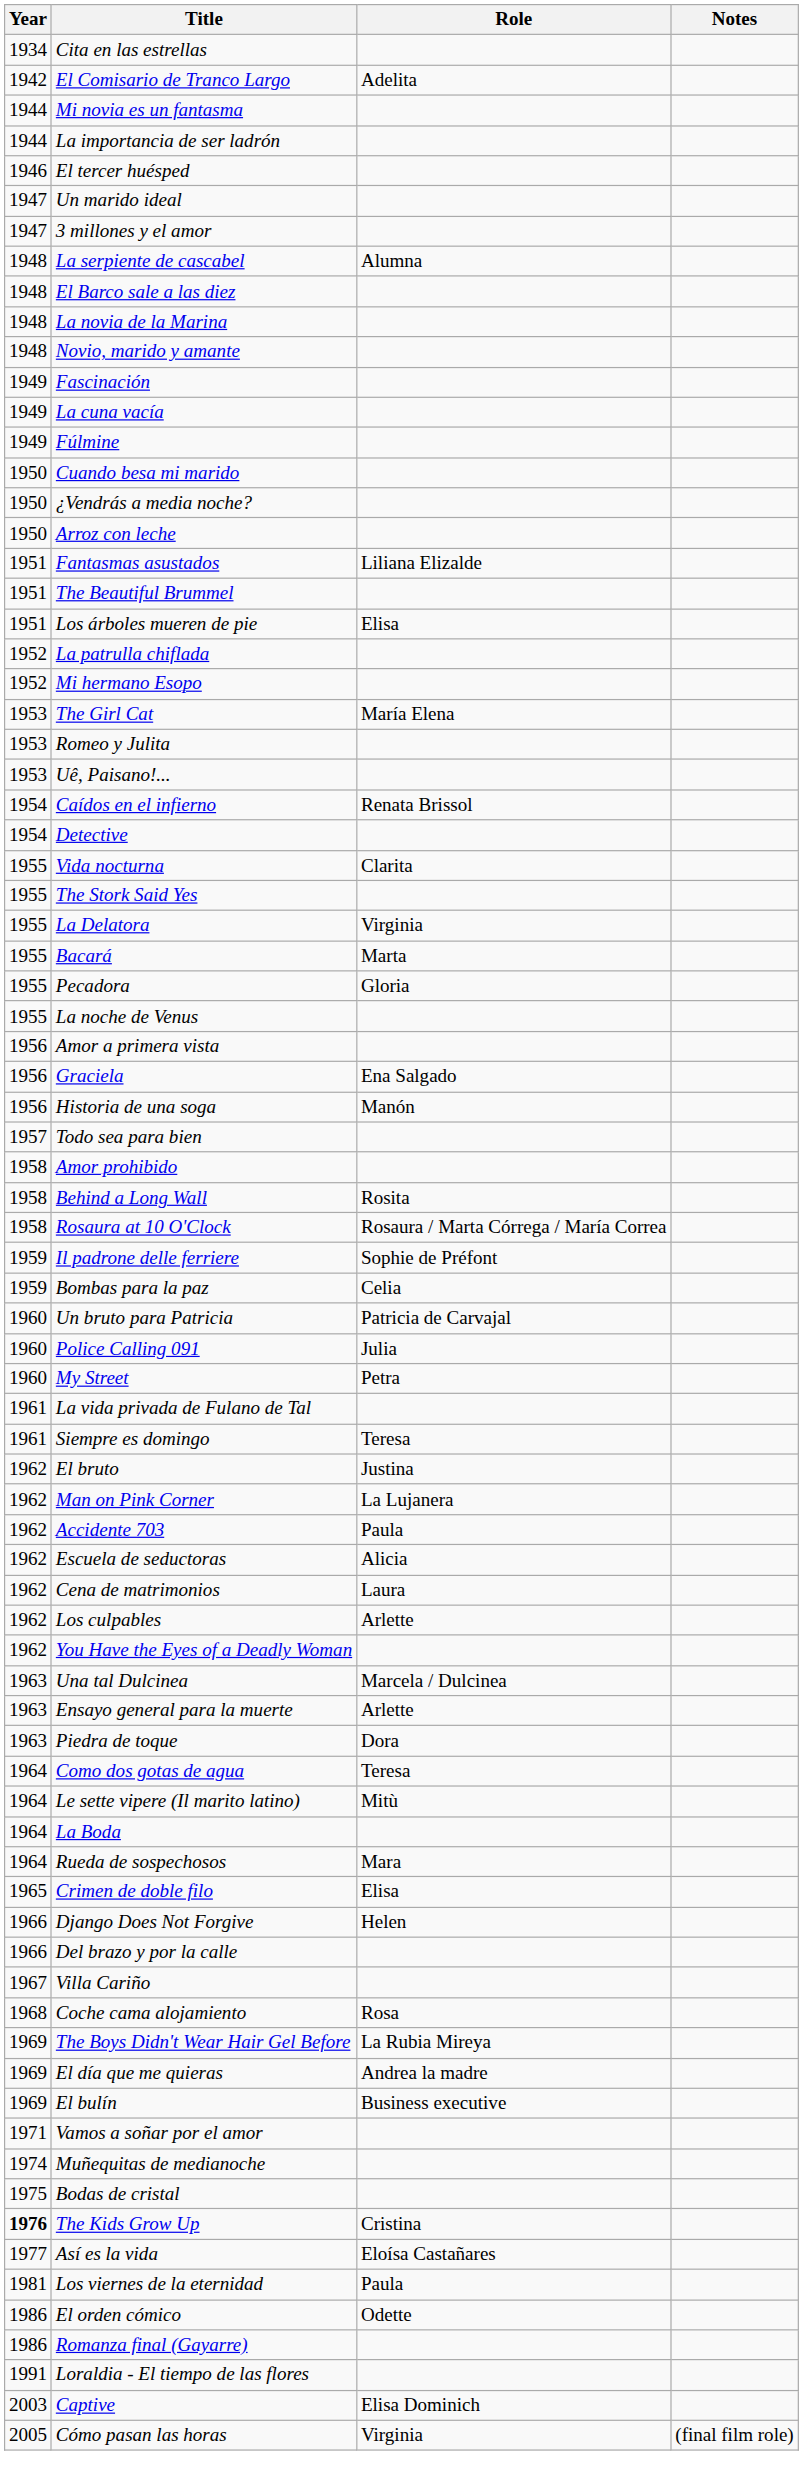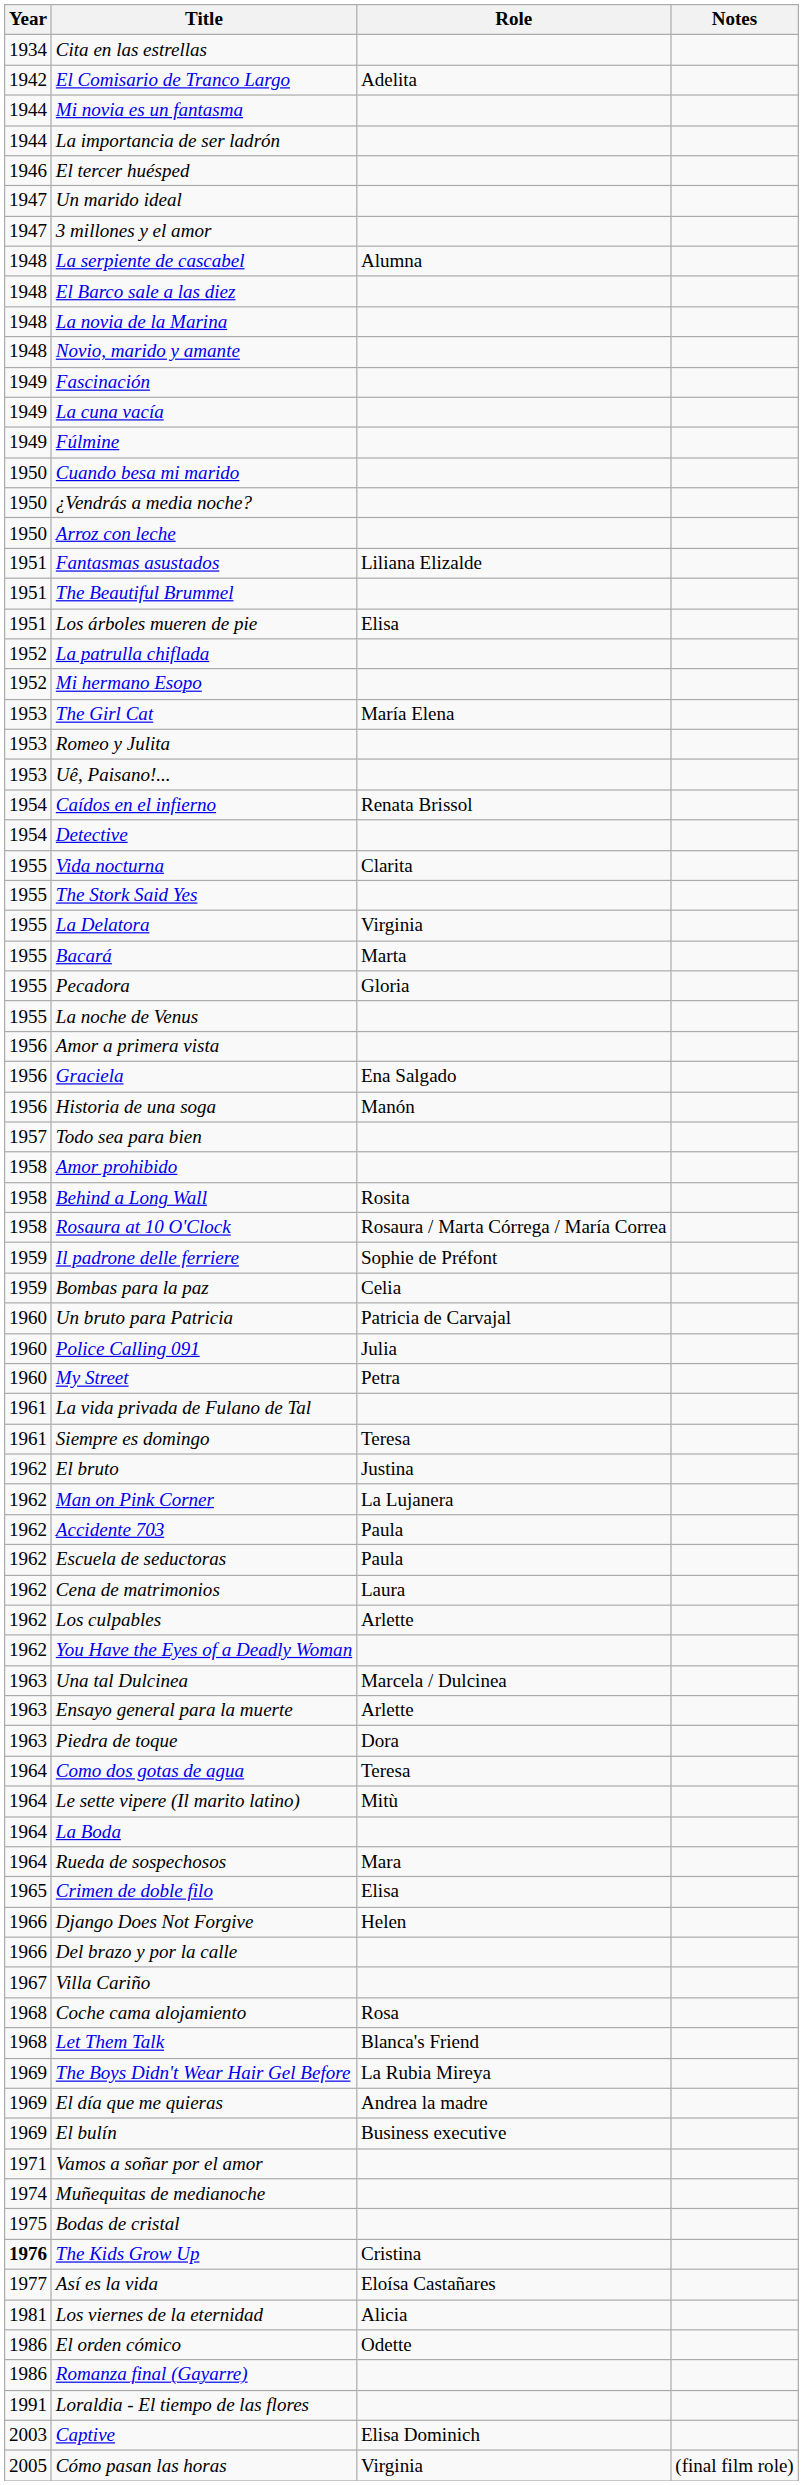(384, 1559) Alicia -> (382, 1559) Paula
+ row: (110, 2042)
(382, 2284) Paula -> (384, 2314) Alicia
